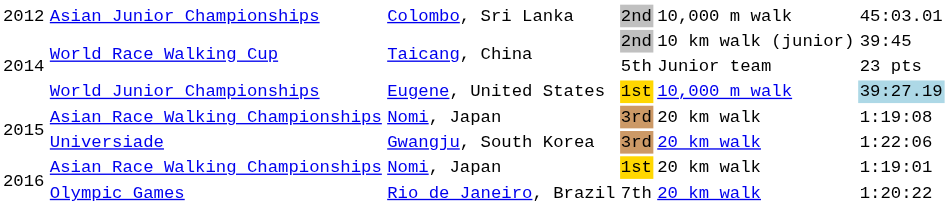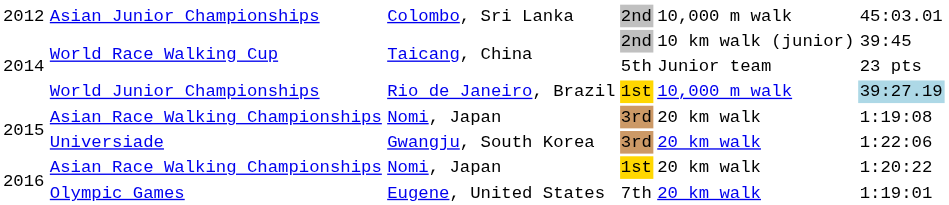(496, 92) Eugene, United States -> (501, 92) Rio de Janeiro, Brazil
(896, 168) 1:19:01 -> (896, 168) 1:20:22
(501, 193) Rio de Janeiro, Brazil -> (496, 193) Eugene, United States
(896, 193) 1:20:22 -> (896, 193) 1:19:01
